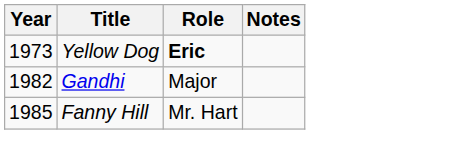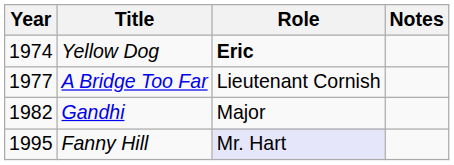(31, 50) 1973 -> (31, 50) 1974
+ row: (135, 81)
(31, 112) 1985 -> (31, 143) 1995
(203, 112) no background -> (251, 143) lavender background
